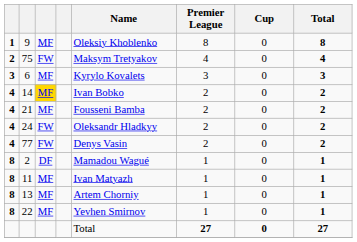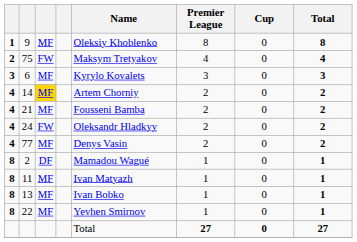(99, 93) Ivan Bobko -> (106, 93) Artem Chorniy
(45, 144) FW -> (45, 144) MF
(106, 195) Artem Chorniy -> (99, 195) Ivan Bobko
